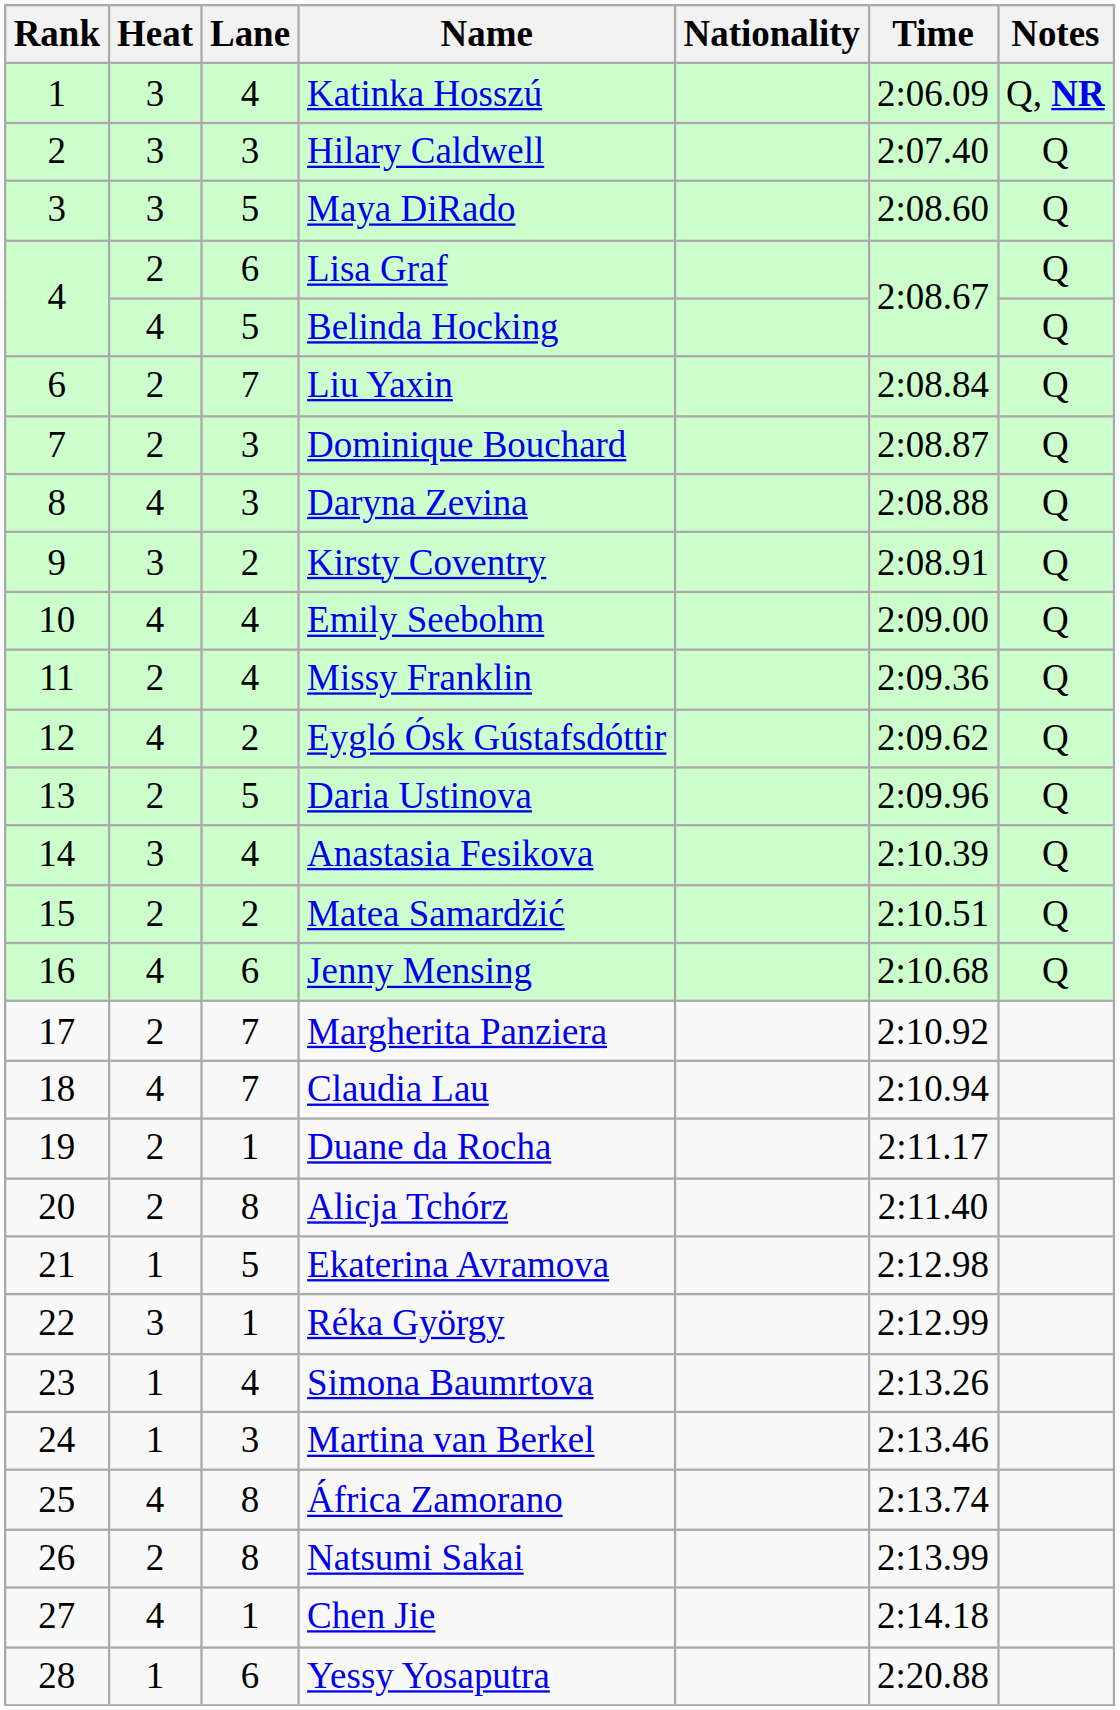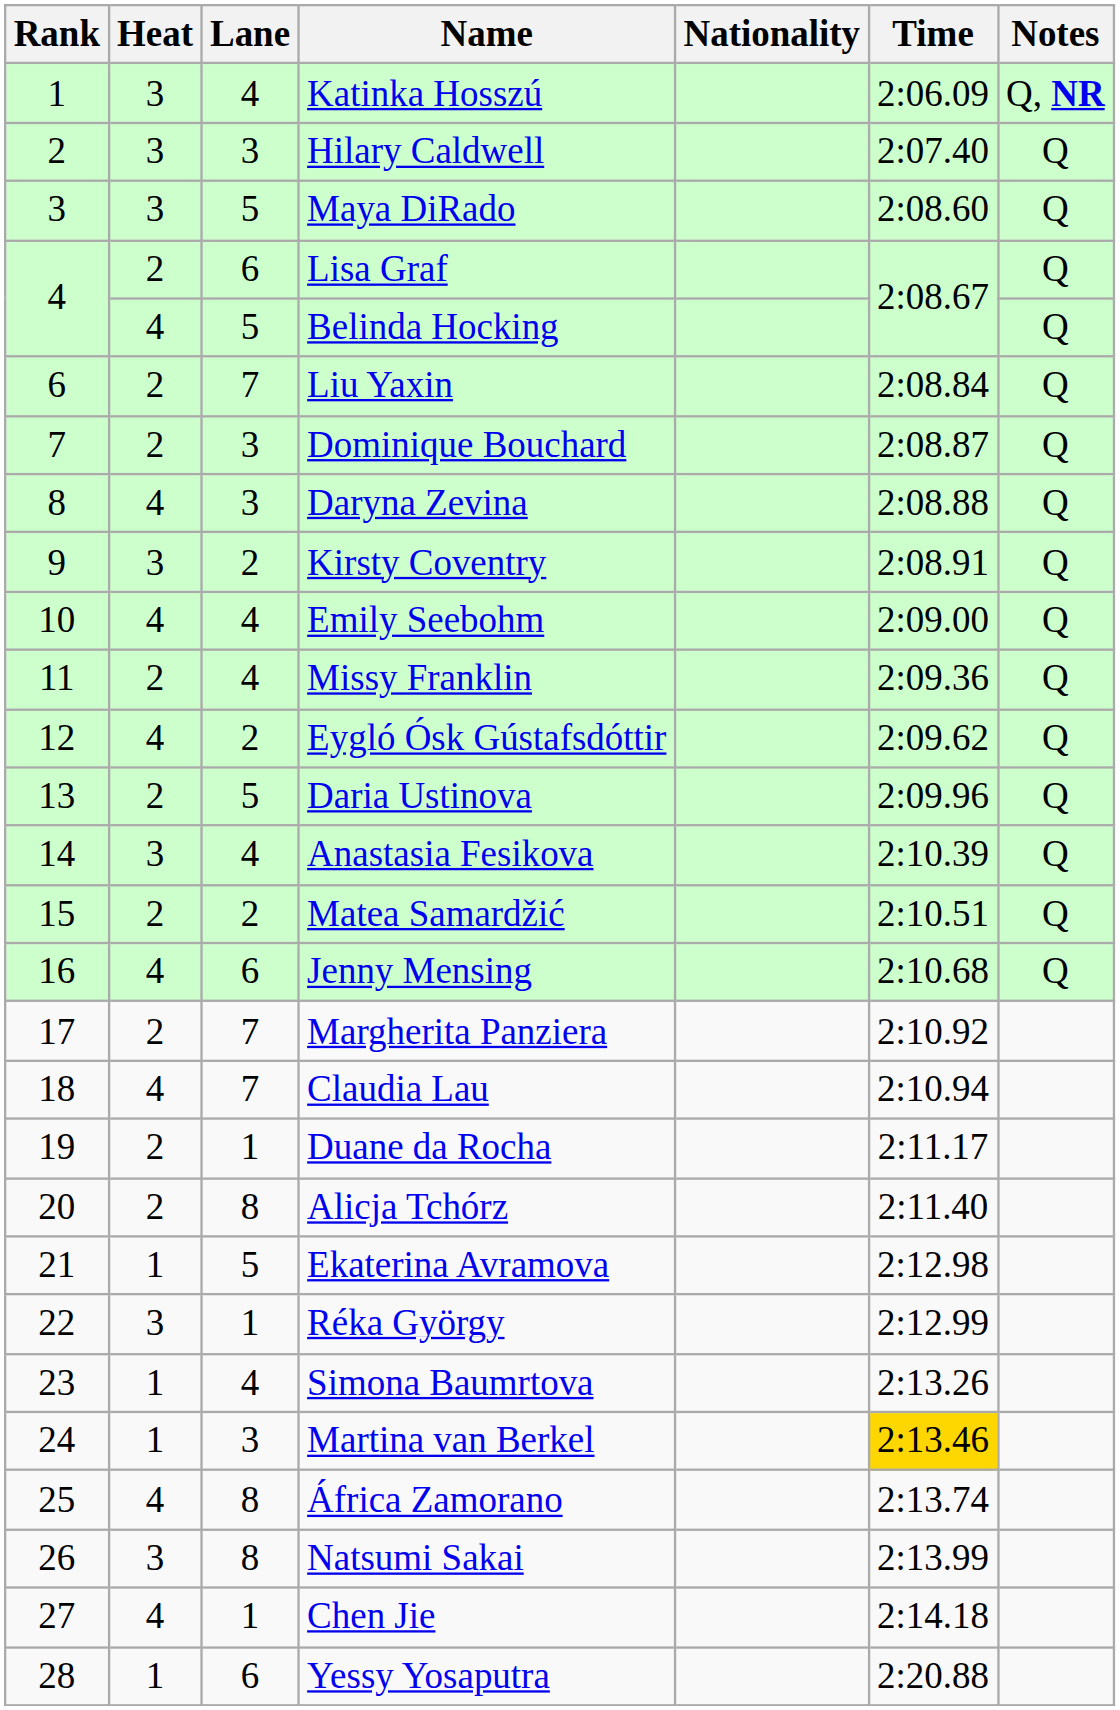(933, 1440) no background -> (933, 1440) gold background
(155, 1557) 2 -> (155, 1557) 3
